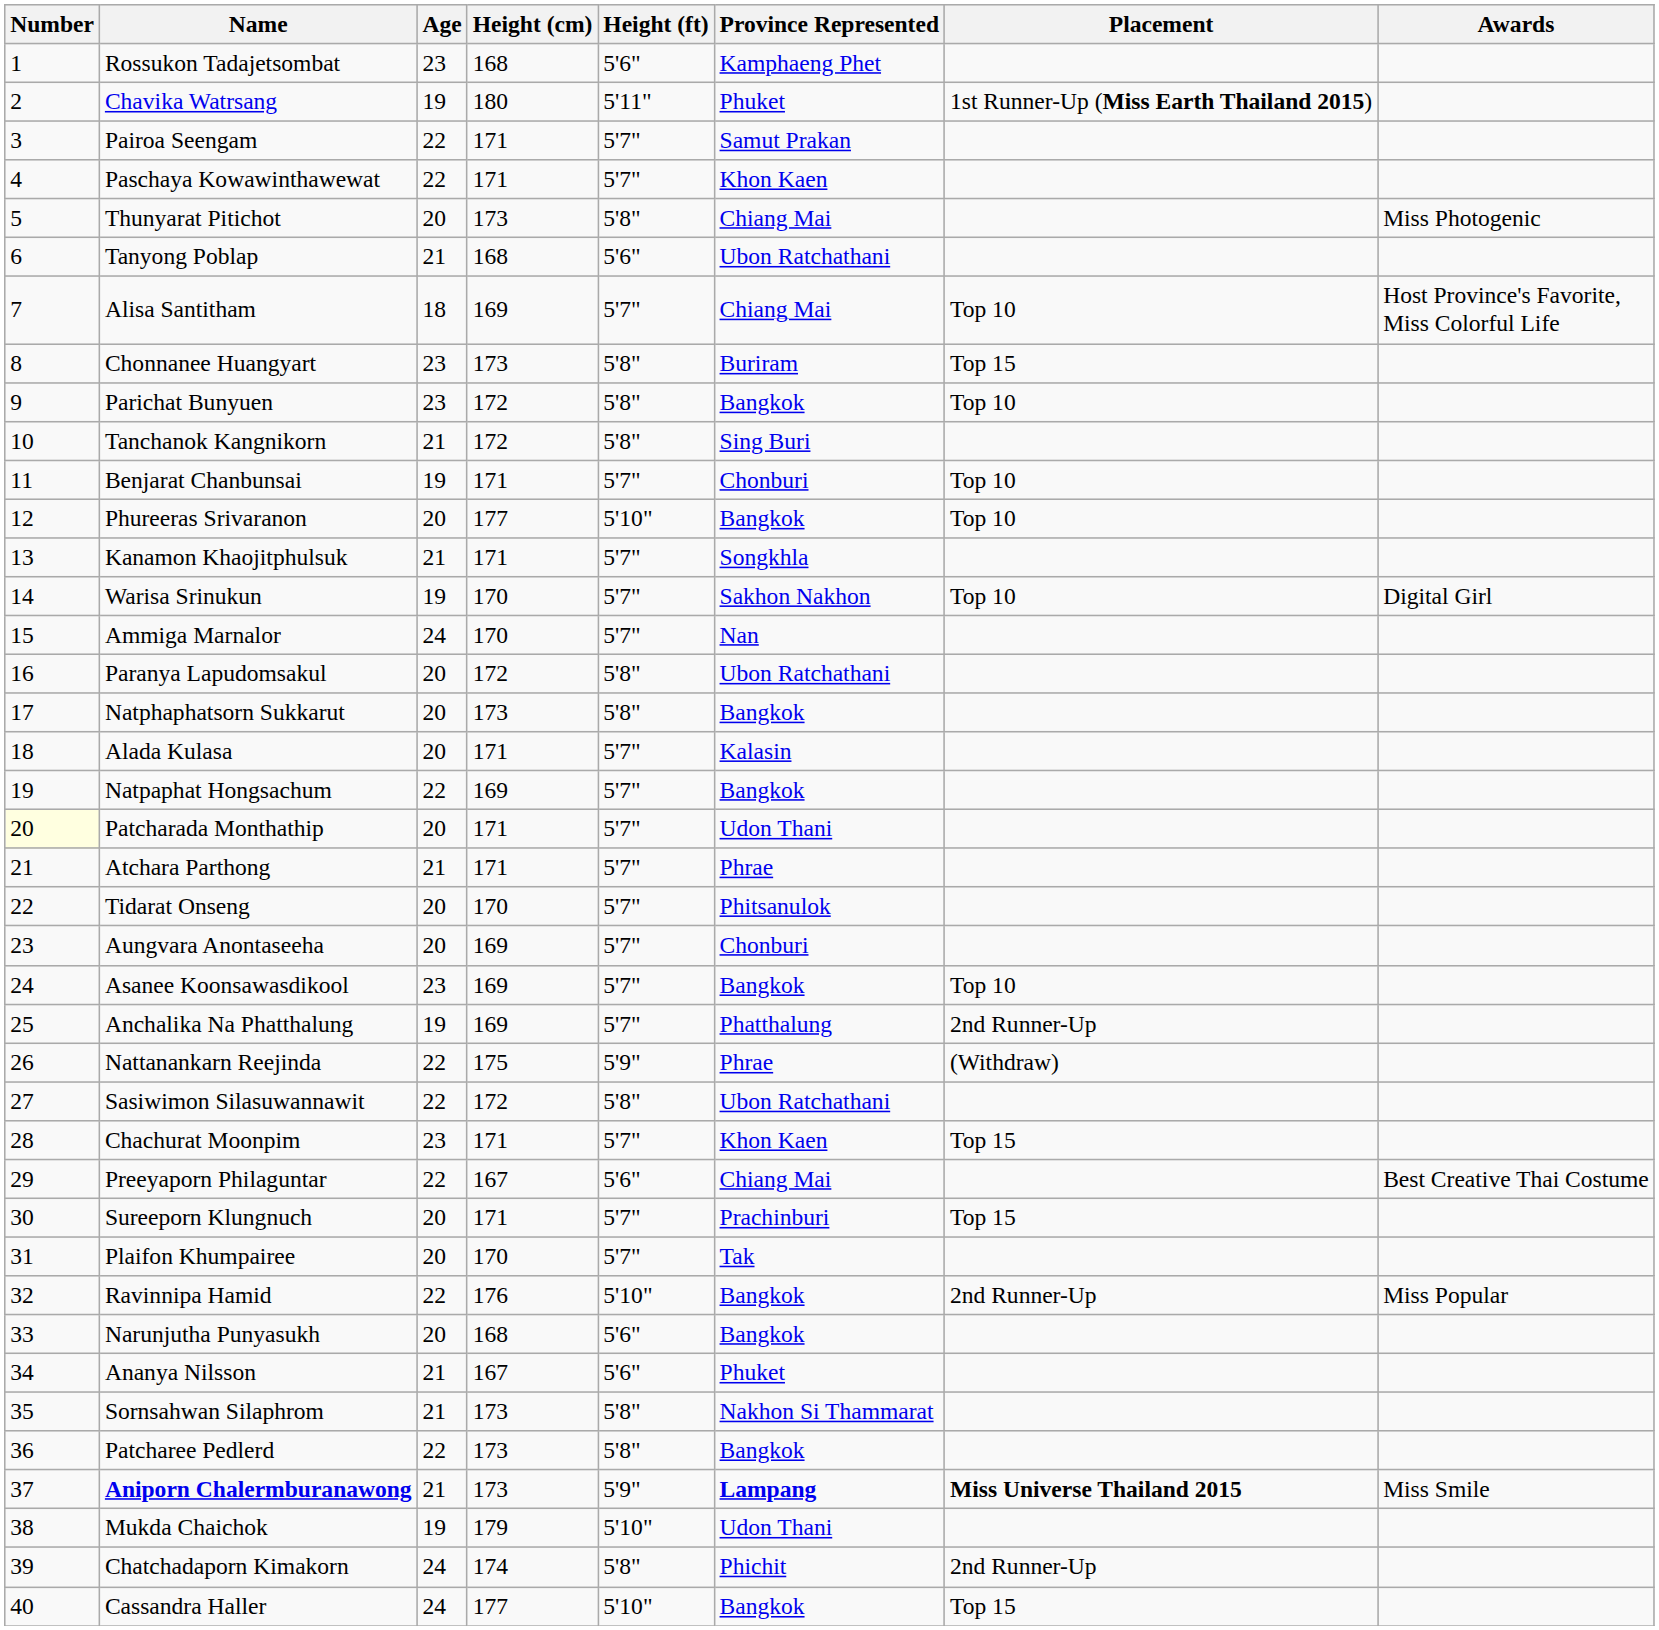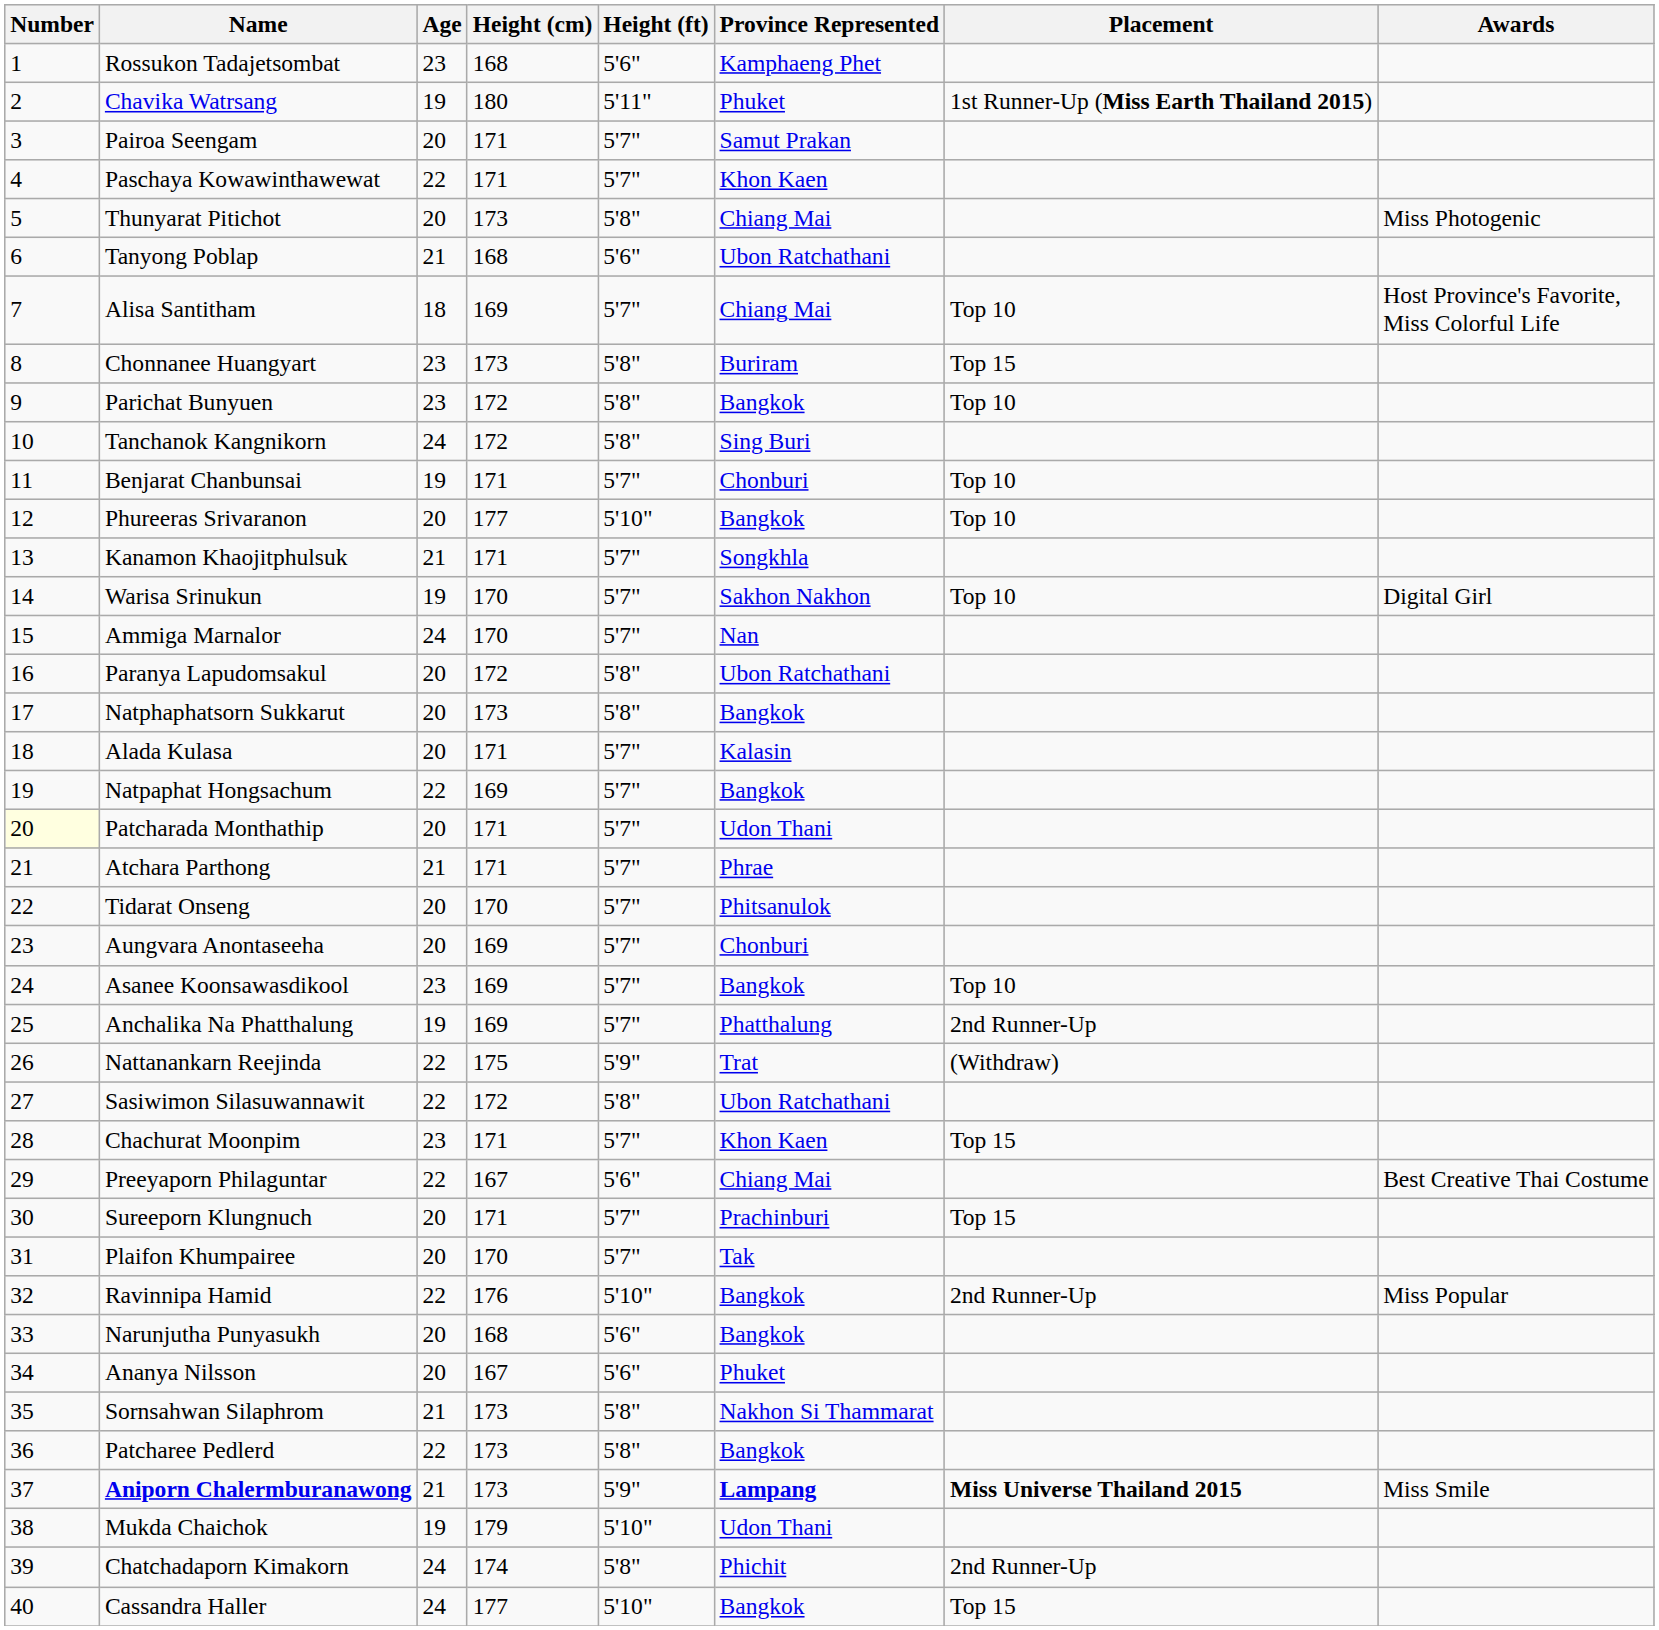(434, 140) 22 -> (434, 140) 20
(434, 440) 21 -> (434, 440) 24
(746, 1062) Phrae -> (739, 1062) Trat
(434, 1372) 21 -> (434, 1372) 20
